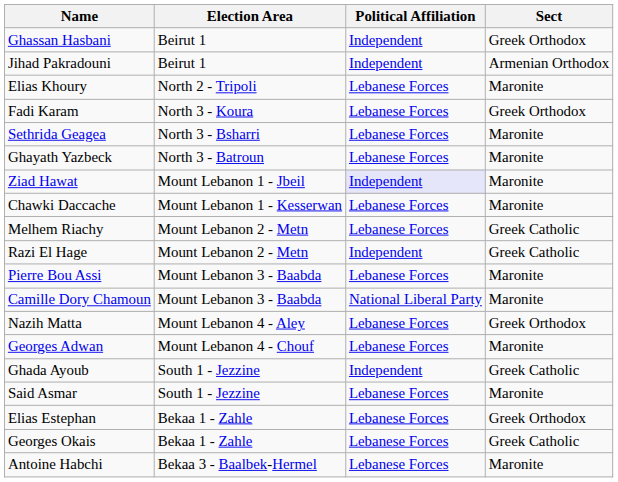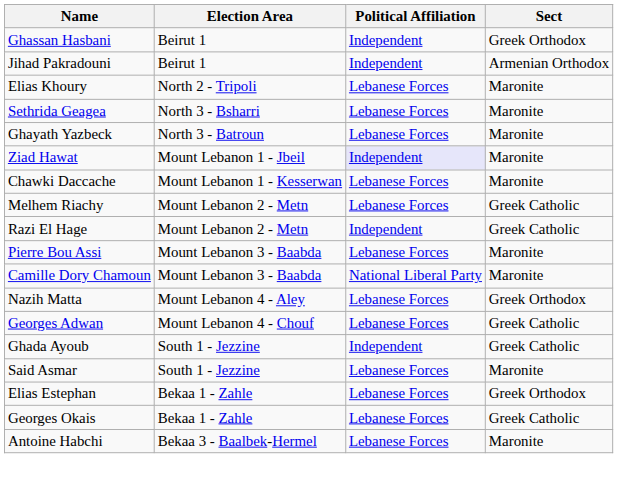- row: (43, 110)
(516, 346) Maronite -> (534, 323) Greek Catholic
